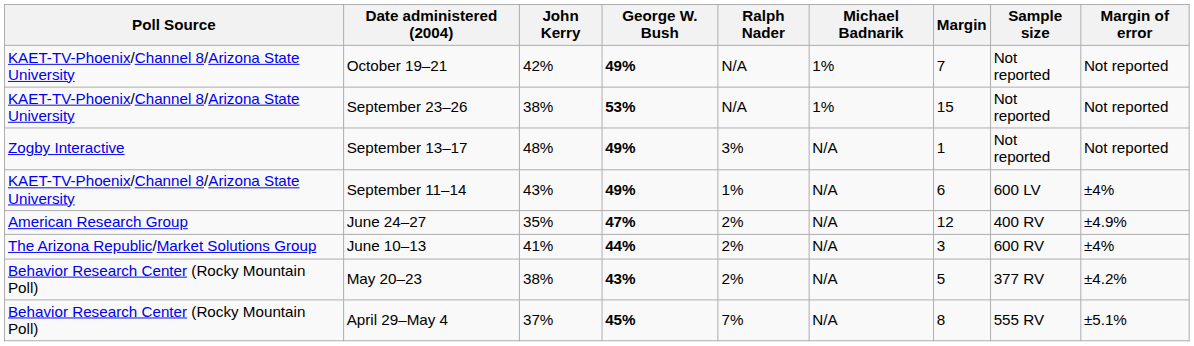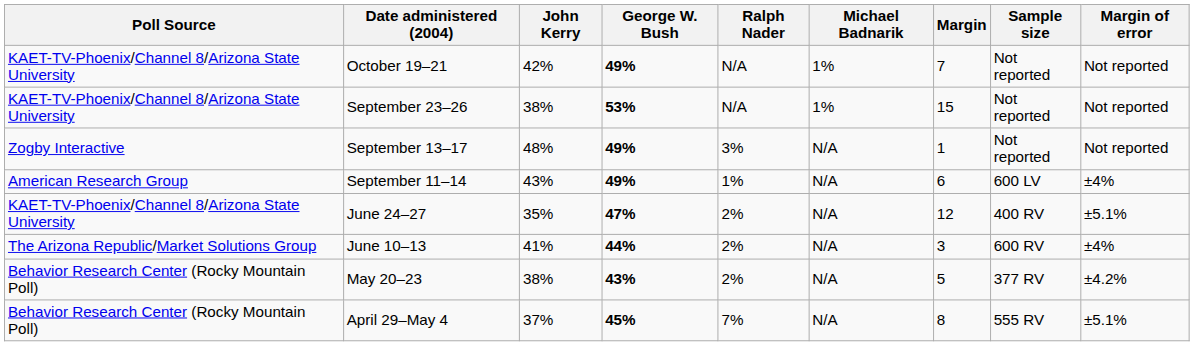(154, 189) KAET-TV-Phoenix/Channel 8/Arizona State University -> (98, 181) American Research Group
(98, 222) American Research Group -> (154, 214) KAET-TV-Phoenix/Channel 8/Arizona State University
(1105, 222) ±4.9% -> (1105, 214) ±5.1%
